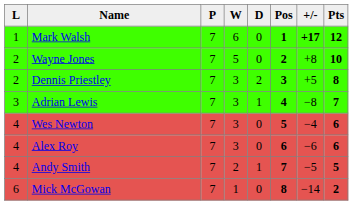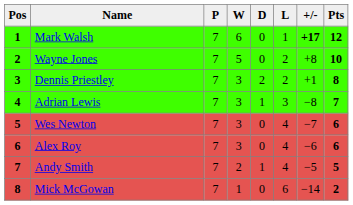columns swapped: (284, 15) <-> (16, 15)
(310, 80) +5 -> (310, 80) +1
(310, 124) −4 -> (310, 124) −7
